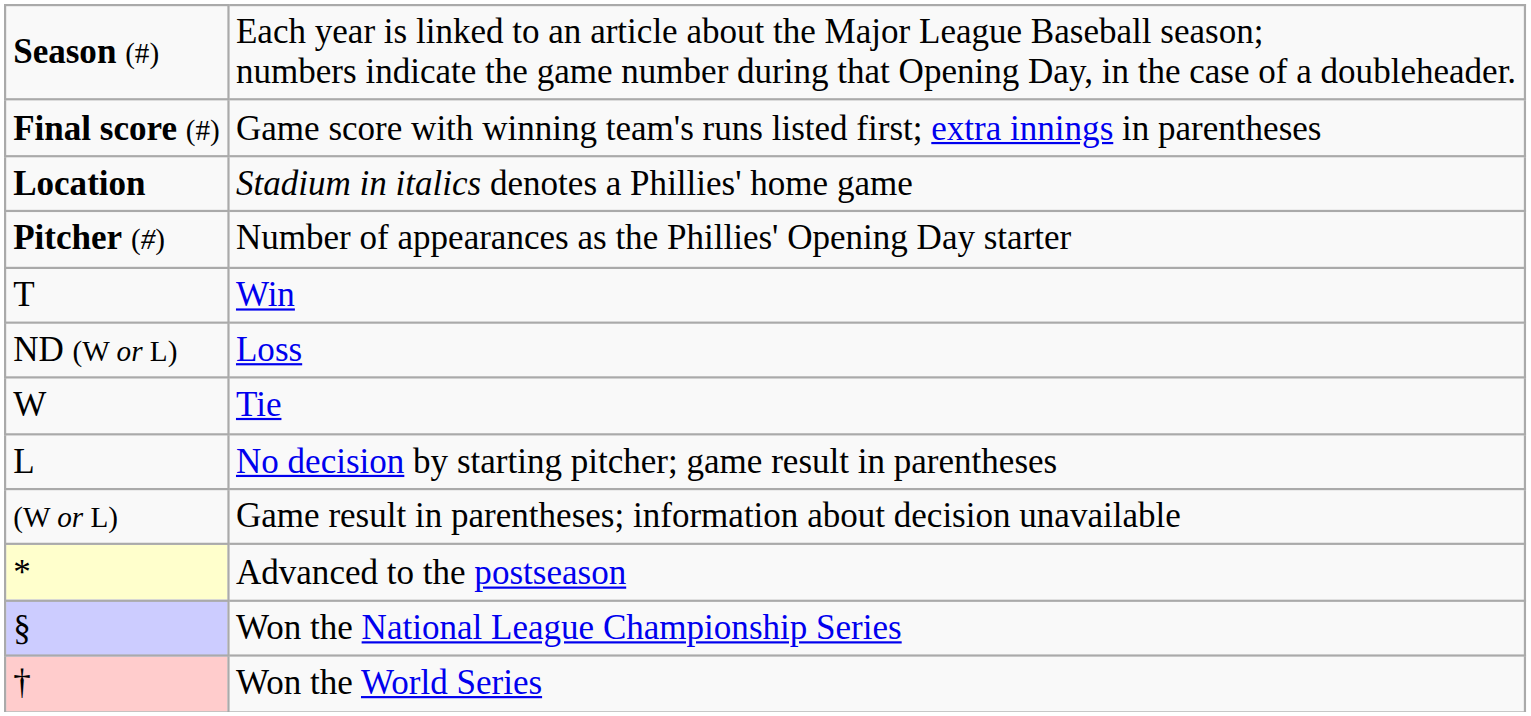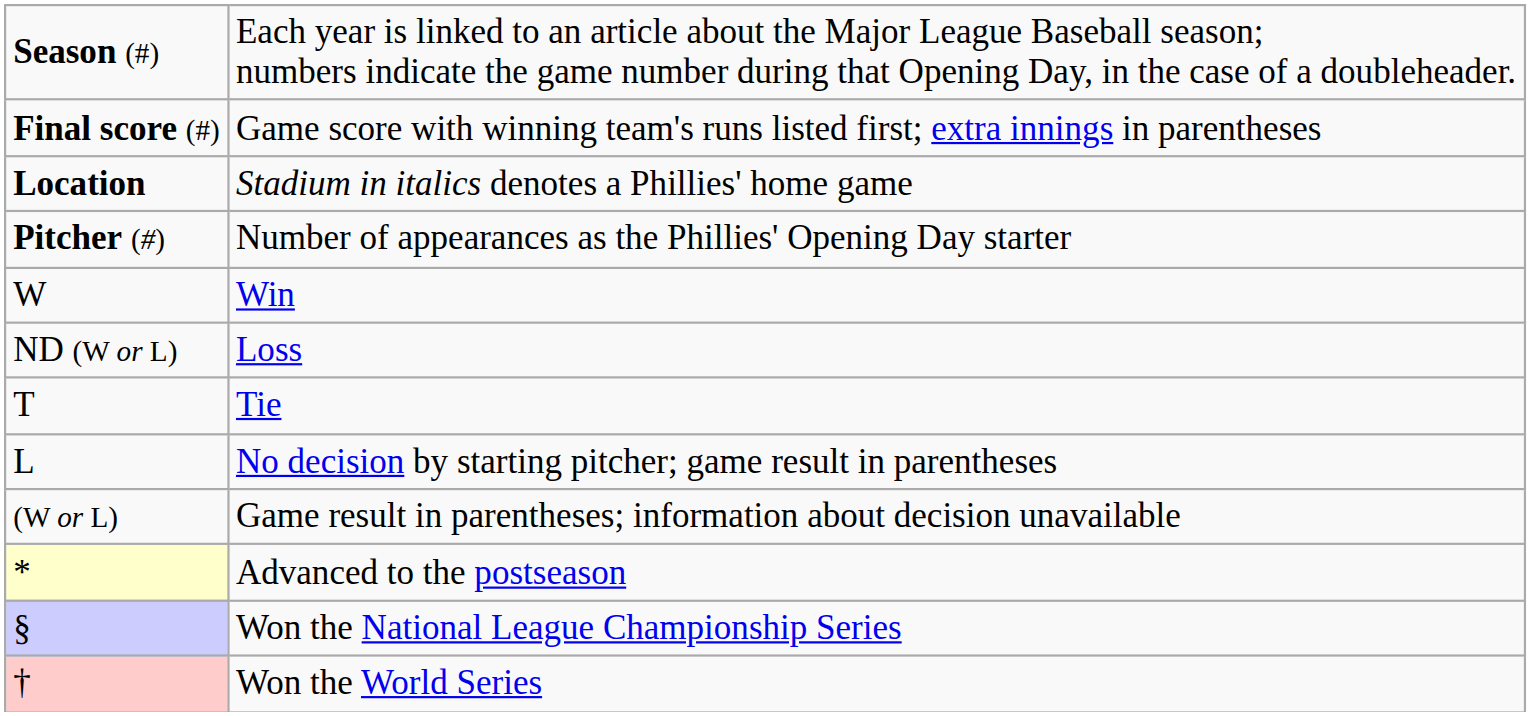(24, 293) T -> (30, 293) W
(30, 405) W -> (24, 405) T
